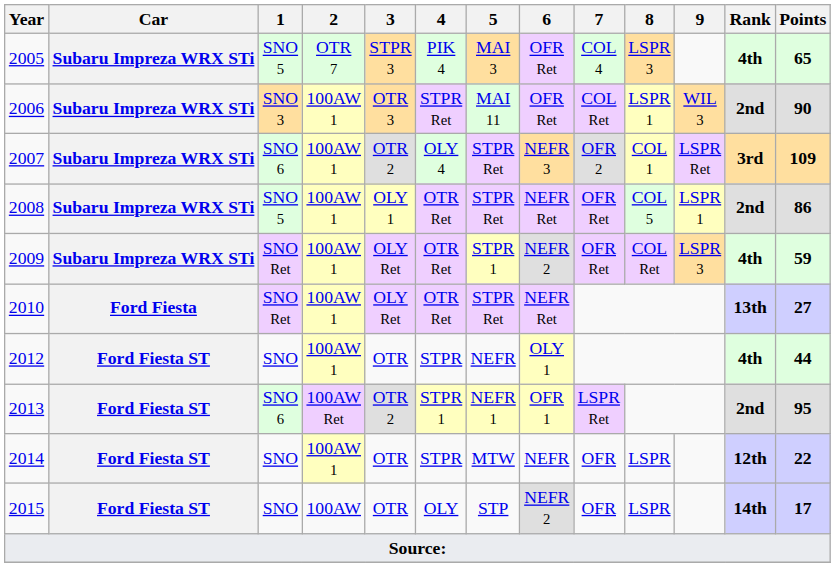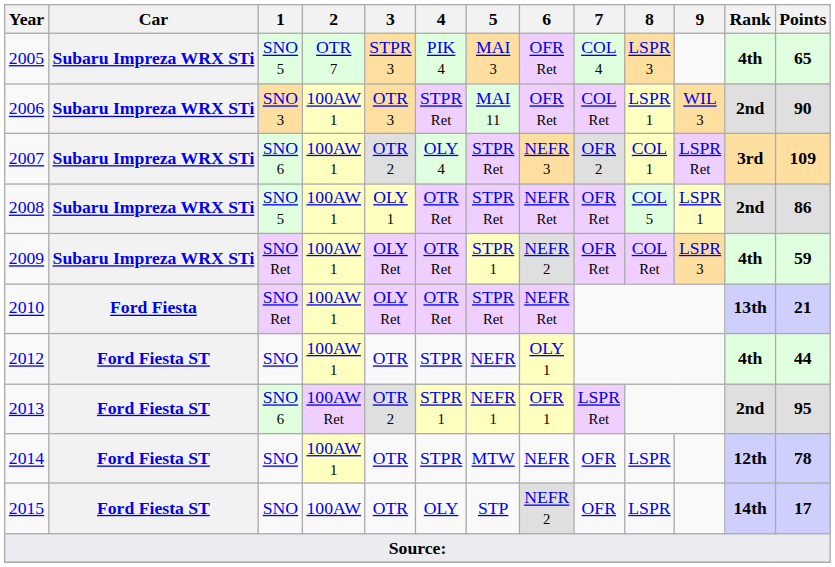(803, 308) 27 -> (803, 308) 21
(803, 457) 22 -> (803, 457) 78
